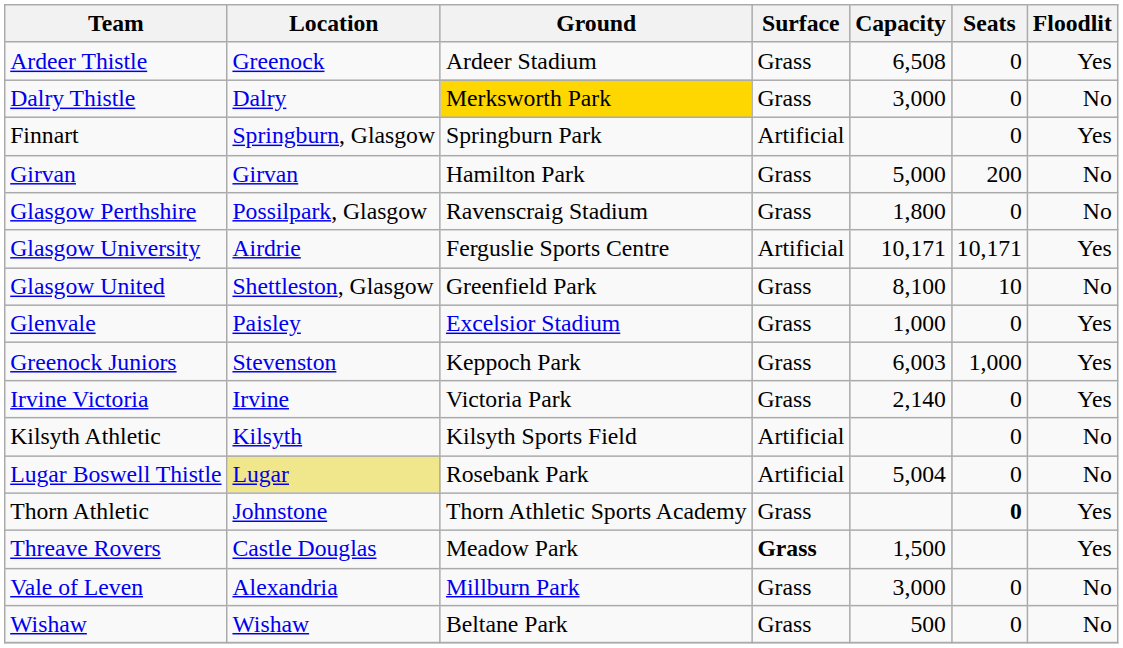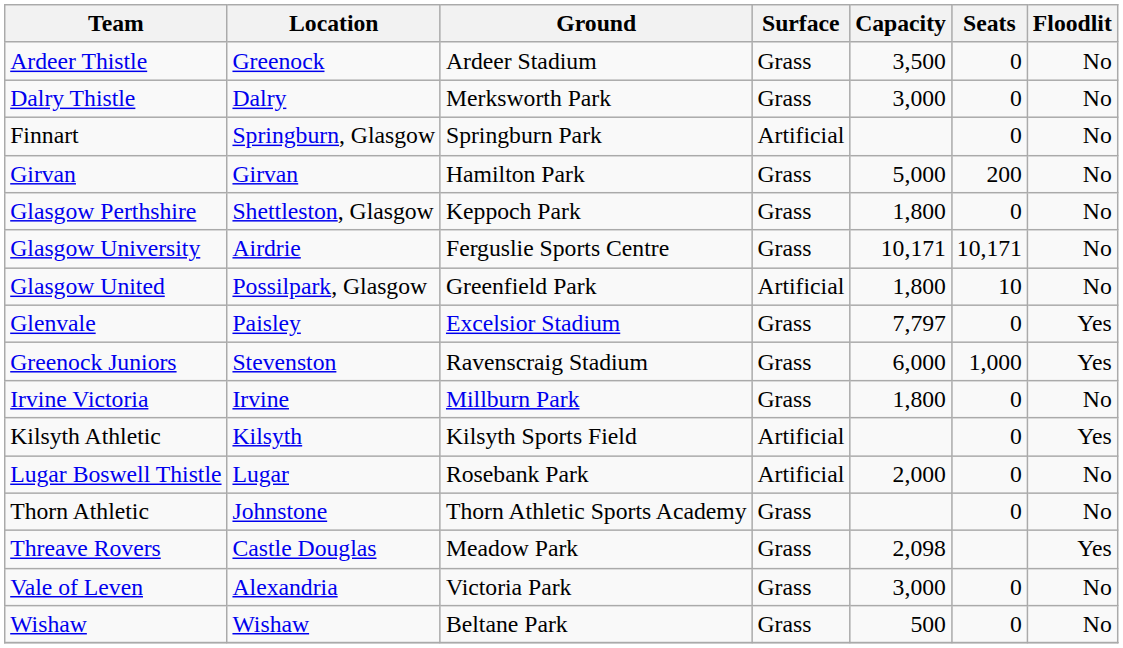(919, 60) 6,508 -> (919, 60) 3,500
(1095, 60) Yes -> (1097, 60) No
(529, 98) gold background -> (529, 98) no background
(1095, 135) Yes -> (1097, 135) No
(330, 211) Possilpark, Glasgow -> (333, 211) Shettleston, Glasgow
(547, 211) Ravenscraig Stadium -> (513, 211) Keppoch Park
(801, 248) Artificial -> (784, 248) Grass
(1095, 248) Yes -> (1097, 248) No
(333, 286) Shettleston, Glasgow -> (330, 286) Possilpark, Glasgow
(784, 286) Grass -> (801, 286) Artificial
(919, 286) 8,100 -> (919, 286) 1,800
(919, 323) 1,000 -> (919, 323) 7,797
(513, 361) Keppoch Park -> (547, 361) Ravenscraig Stadium
(919, 361) 6,003 -> (919, 361) 6,000
(509, 398) Victoria Park -> (513, 398) Millburn Park
(919, 398) 2,140 -> (919, 398) 1,800
(1095, 398) Yes -> (1097, 398) No
(1097, 436) No -> (1095, 436) Yes
(261, 473) khaki background -> (261, 473) no background
(919, 473) 5,004 -> (919, 473) 2,000
(1016, 511) bold -> (1016, 511) normal
(1095, 511) Yes -> (1097, 511) No
(787, 549) bold -> (784, 549) normal
(919, 549) 1,500 -> (919, 549) 2,098
(513, 586) Millburn Park -> (509, 586) Victoria Park
